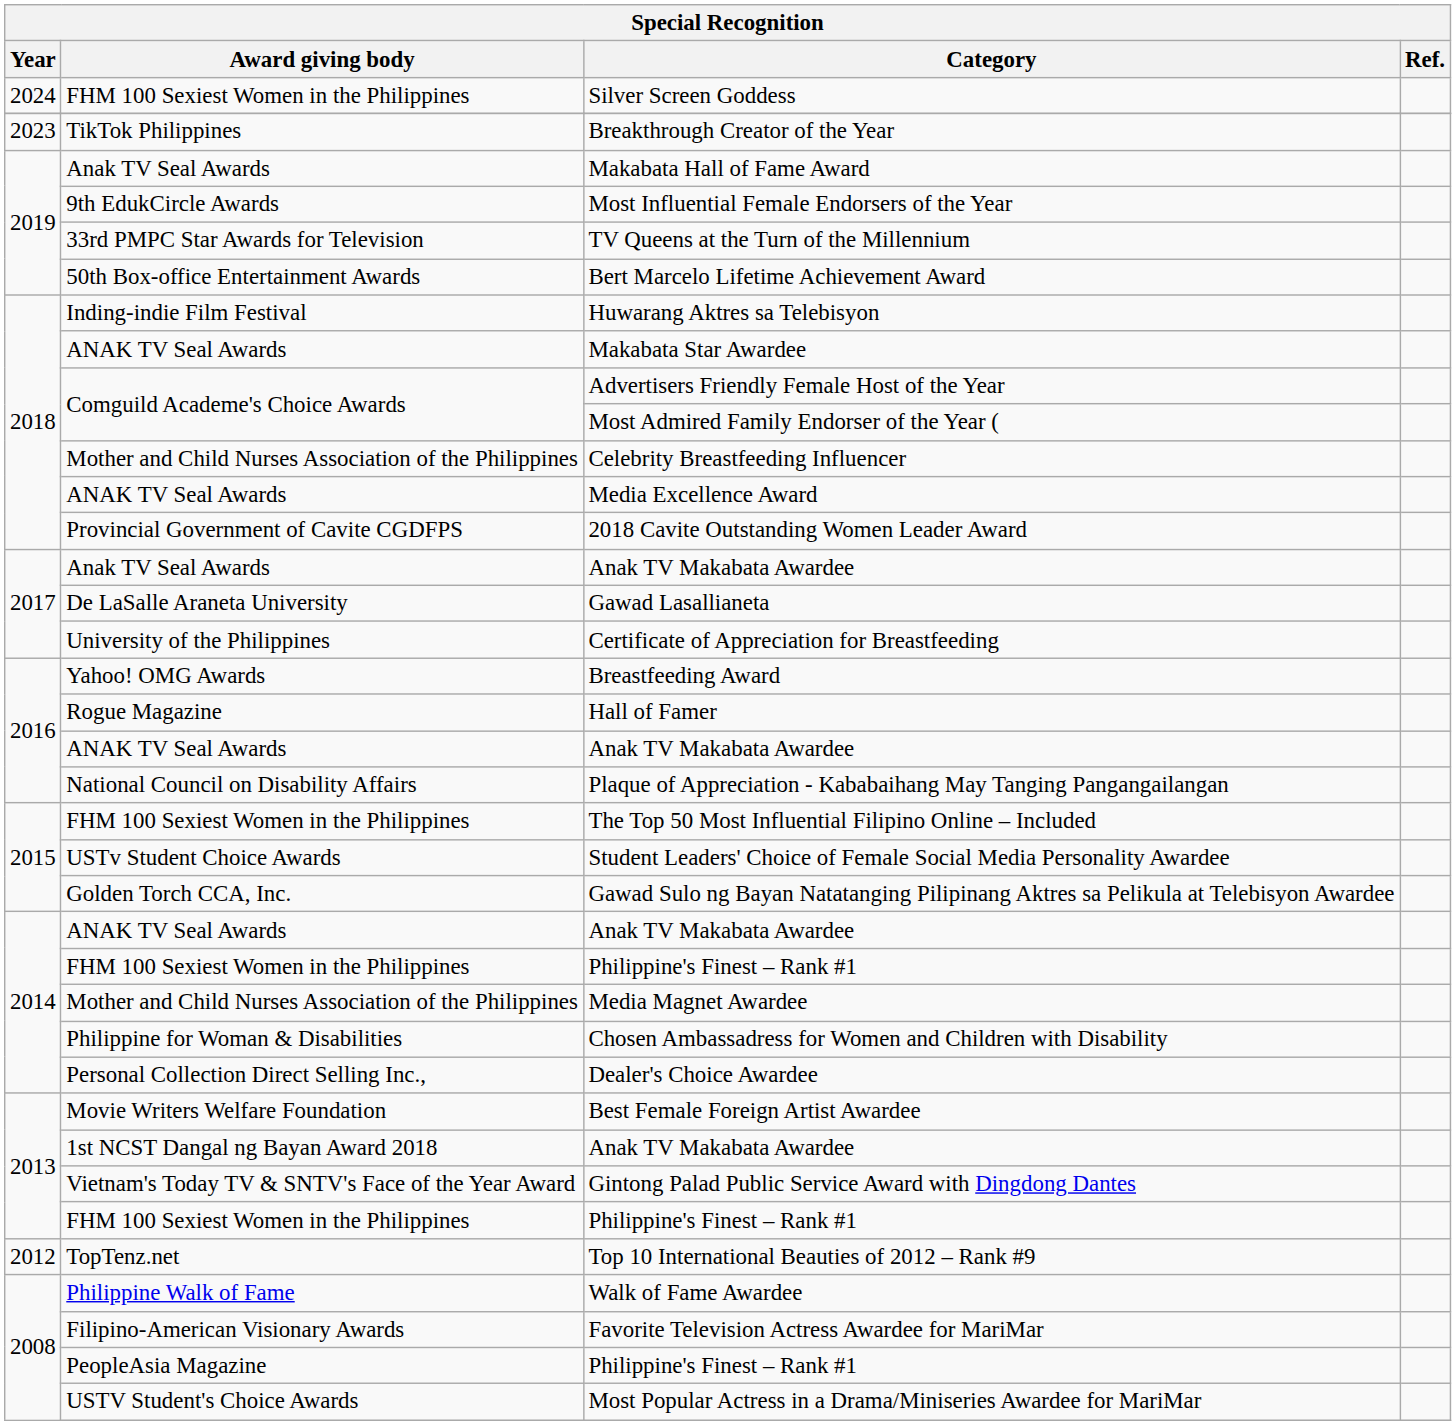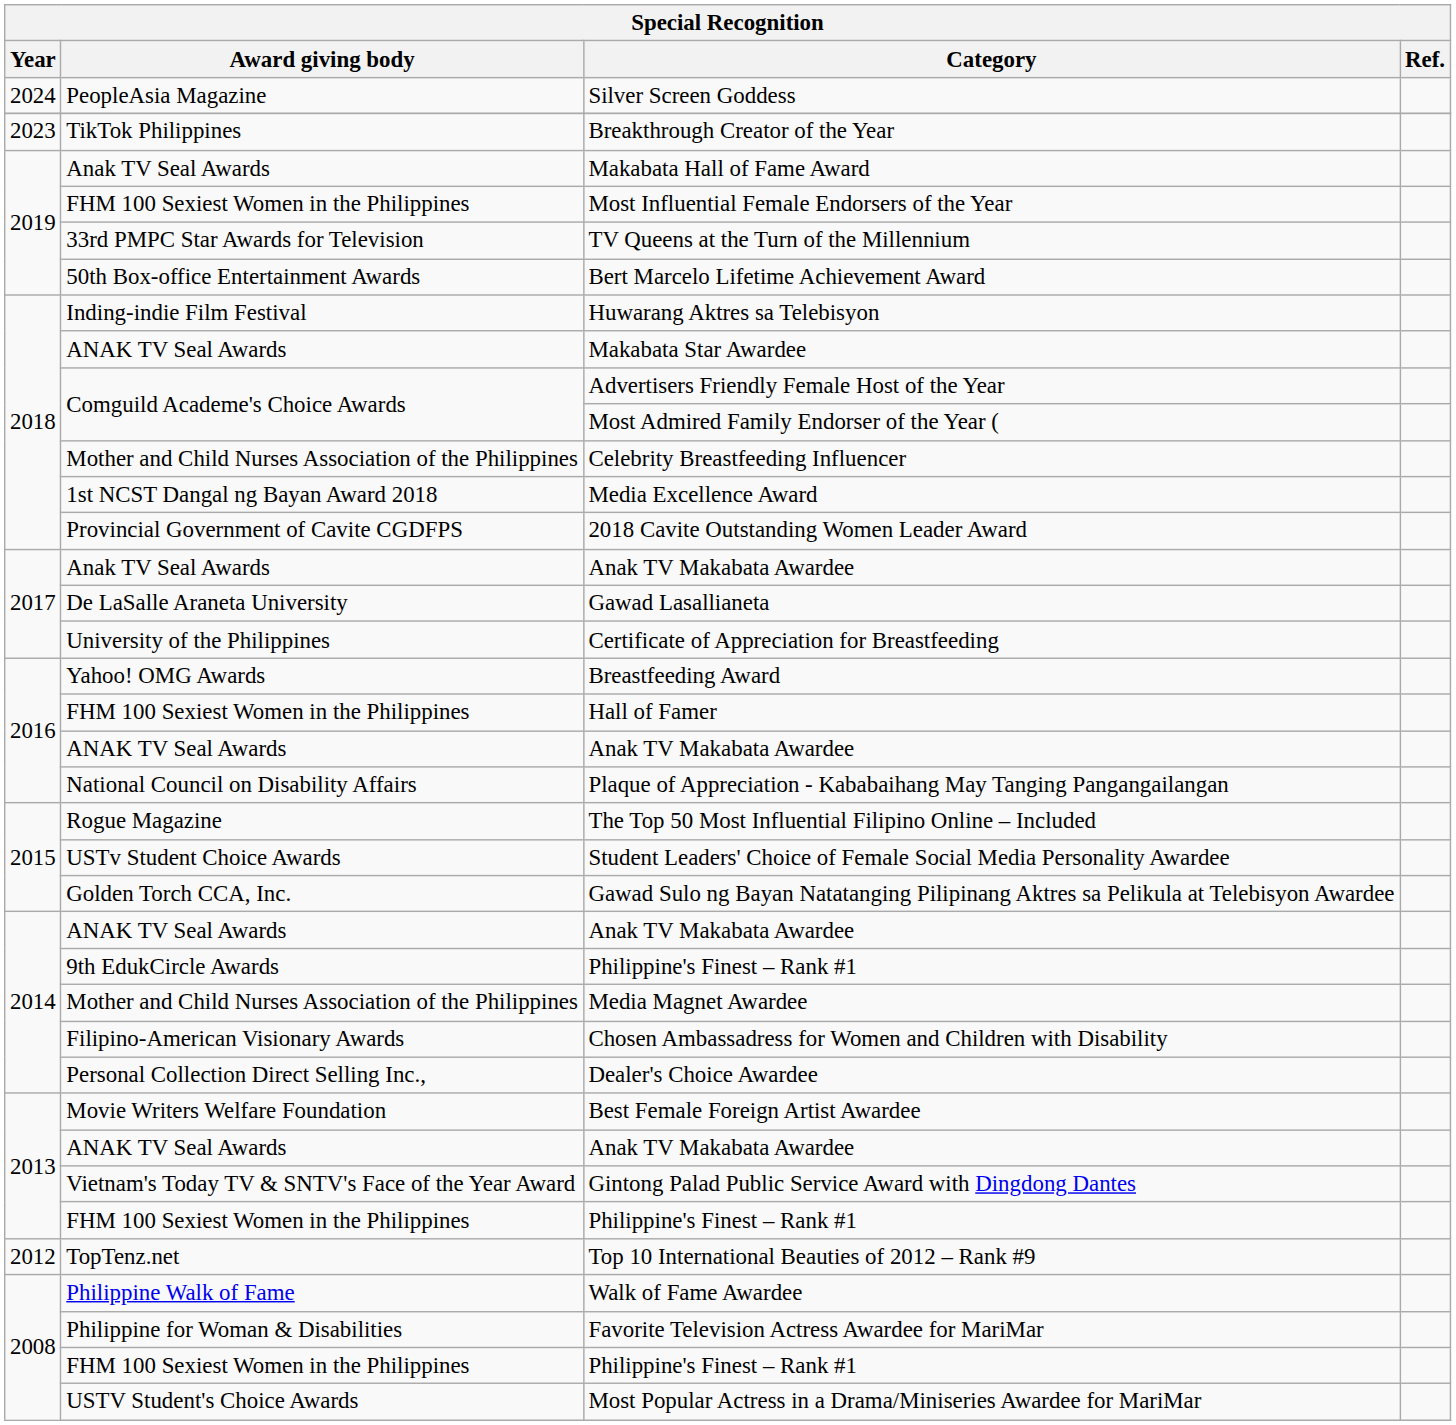(268, 95) FHM 100 Sexiest Women in the Philippines -> (166, 95) PeopleAsia Magazine
(173, 204) 9th EdukCircle Awards -> (268, 204) FHM 100 Sexiest Women in the Philippines
(176, 494) ANAK TV Seal Awards -> (252, 494) 1st NCST Dangal ng Bayan Award 2018
(144, 712) Rogue Magazine -> (268, 712) FHM 100 Sexiest Women in the Philippines
(268, 820) FHM 100 Sexiest Women in the Philippines -> (144, 820) Rogue Magazine
(268, 966) FHM 100 Sexiest Women in the Philippines -> (173, 966) 9th EdukCircle Awards
(234, 1038) Philippine for Woman & Disabilities -> (235, 1038) Filipino-American Visionary Awards
(252, 1147) 1st NCST Dangal ng Bayan Award 2018 -> (176, 1147) ANAK TV Seal Awards
(235, 1328) Filipino-American Visionary Awards -> (234, 1328) Philippine for Woman & Disabilities
(166, 1365) PeopleAsia Magazine -> (268, 1365) FHM 100 Sexiest Women in the Philippines
